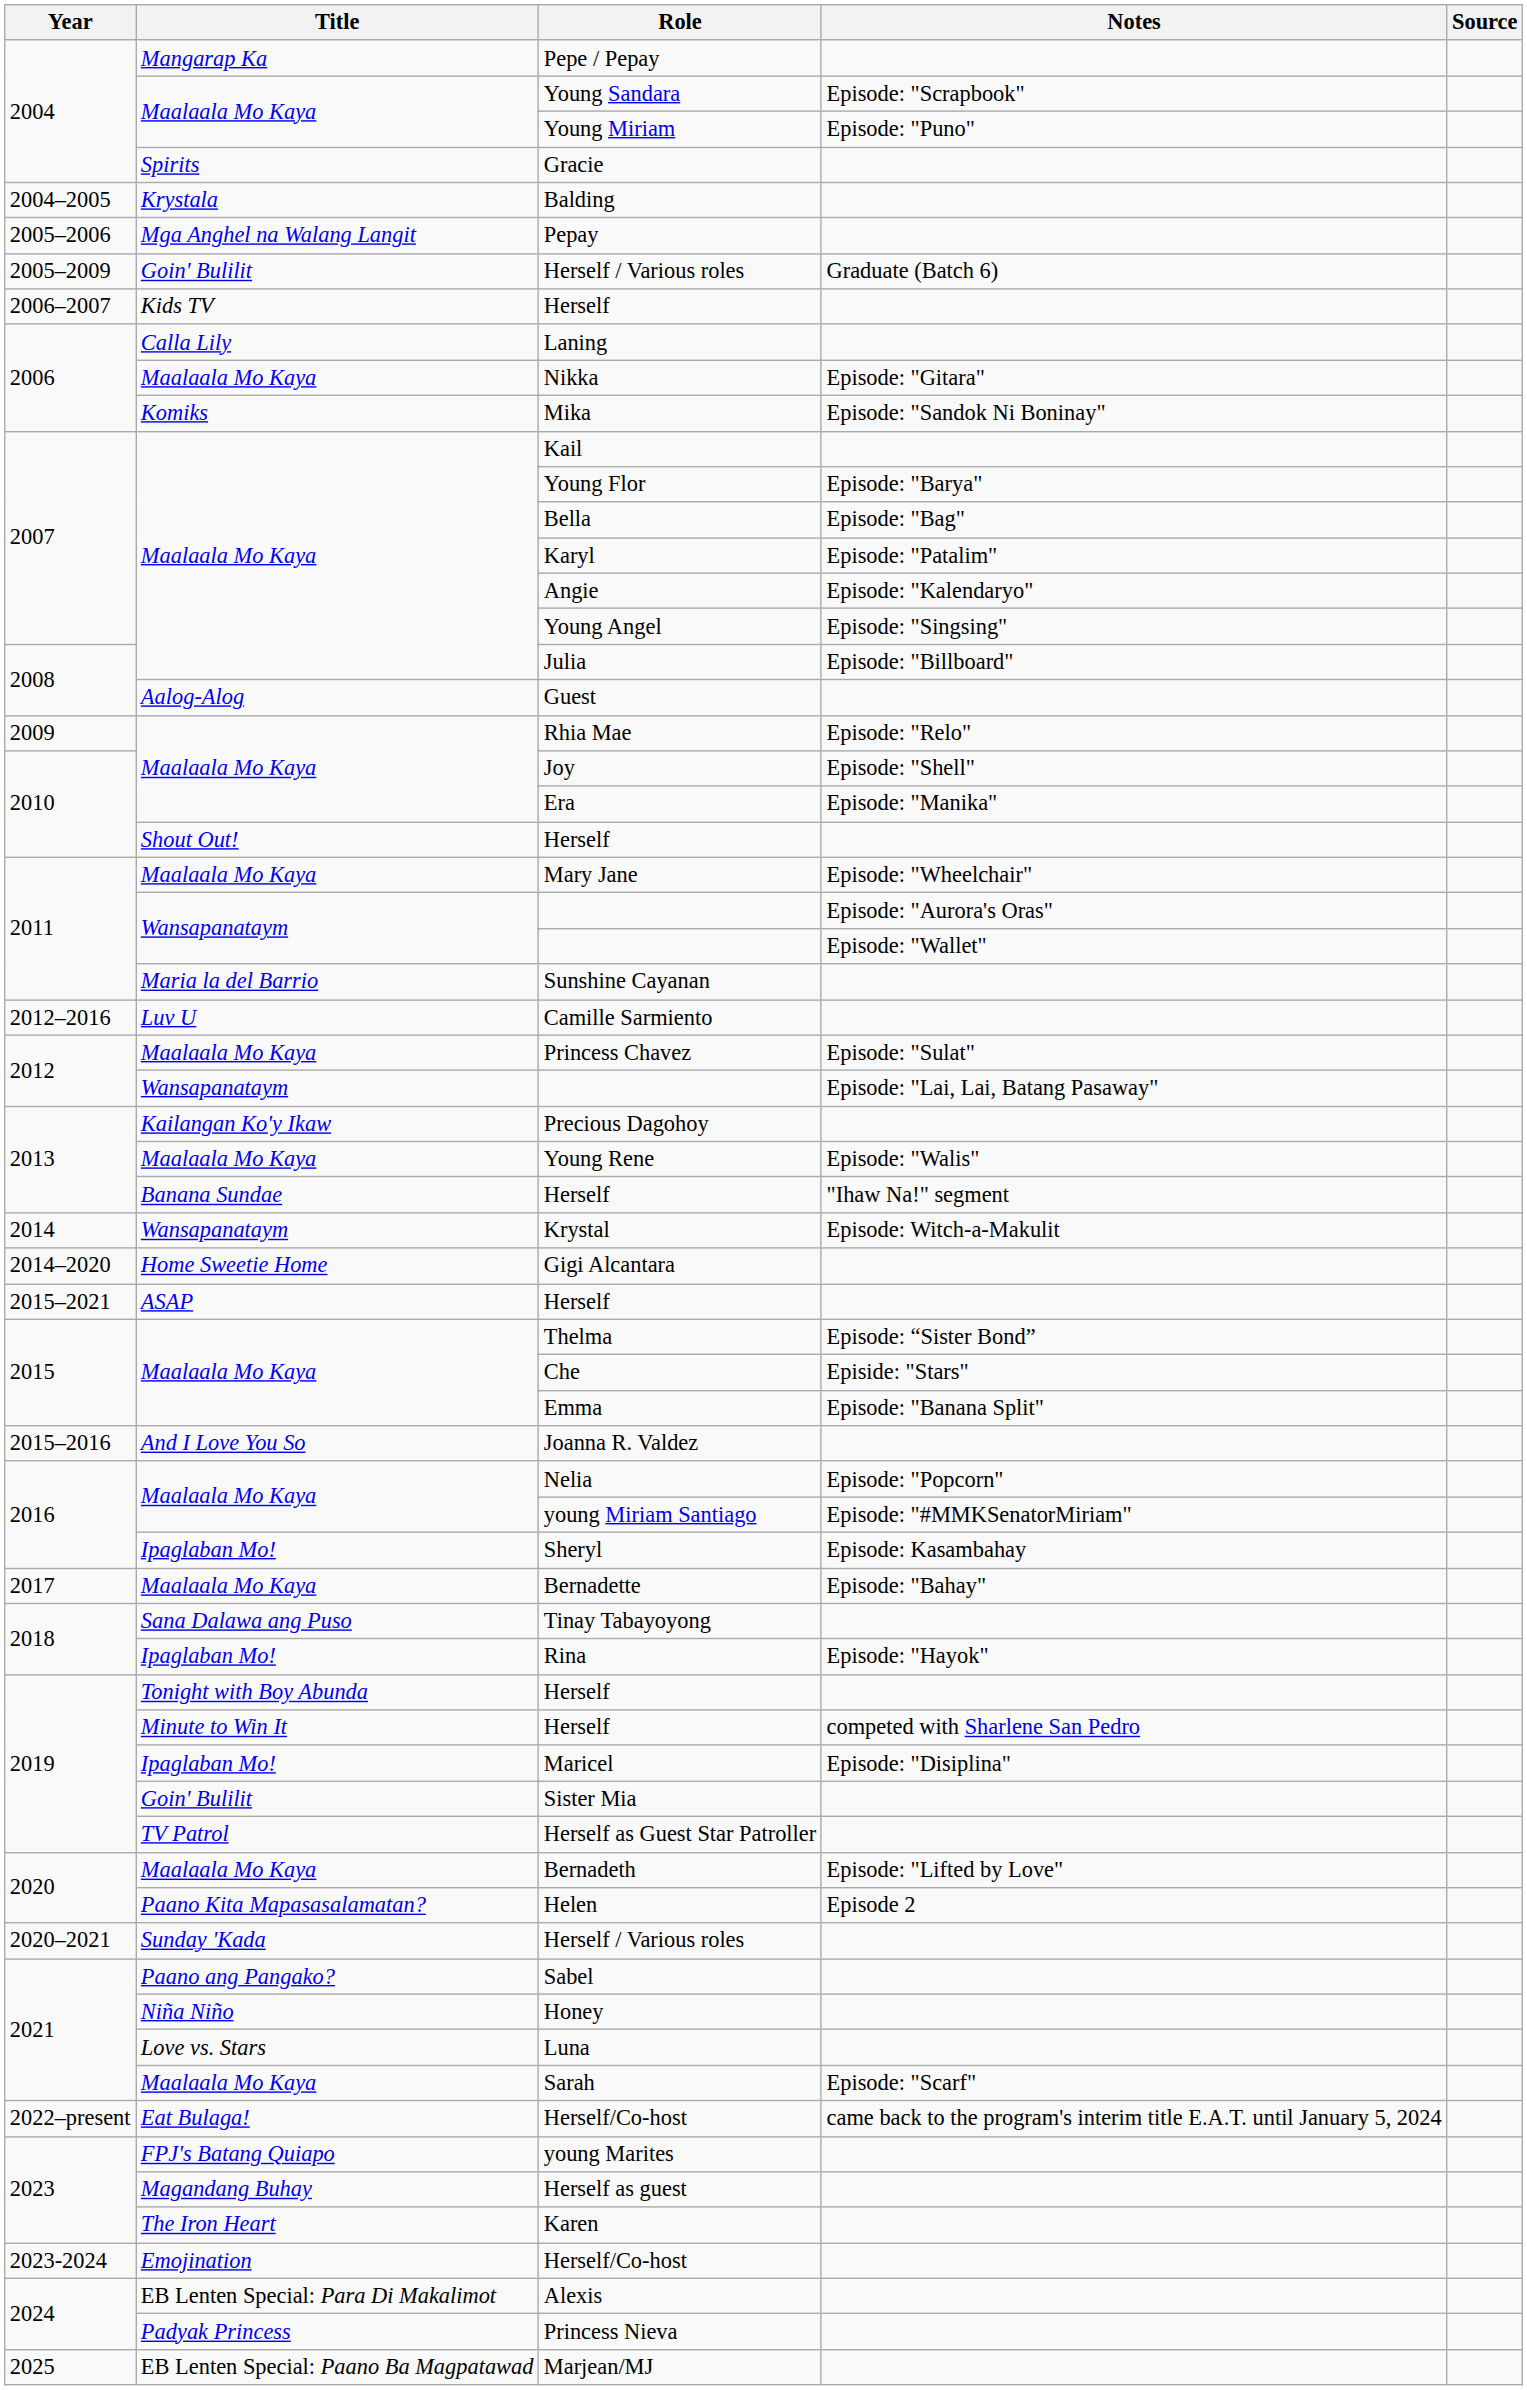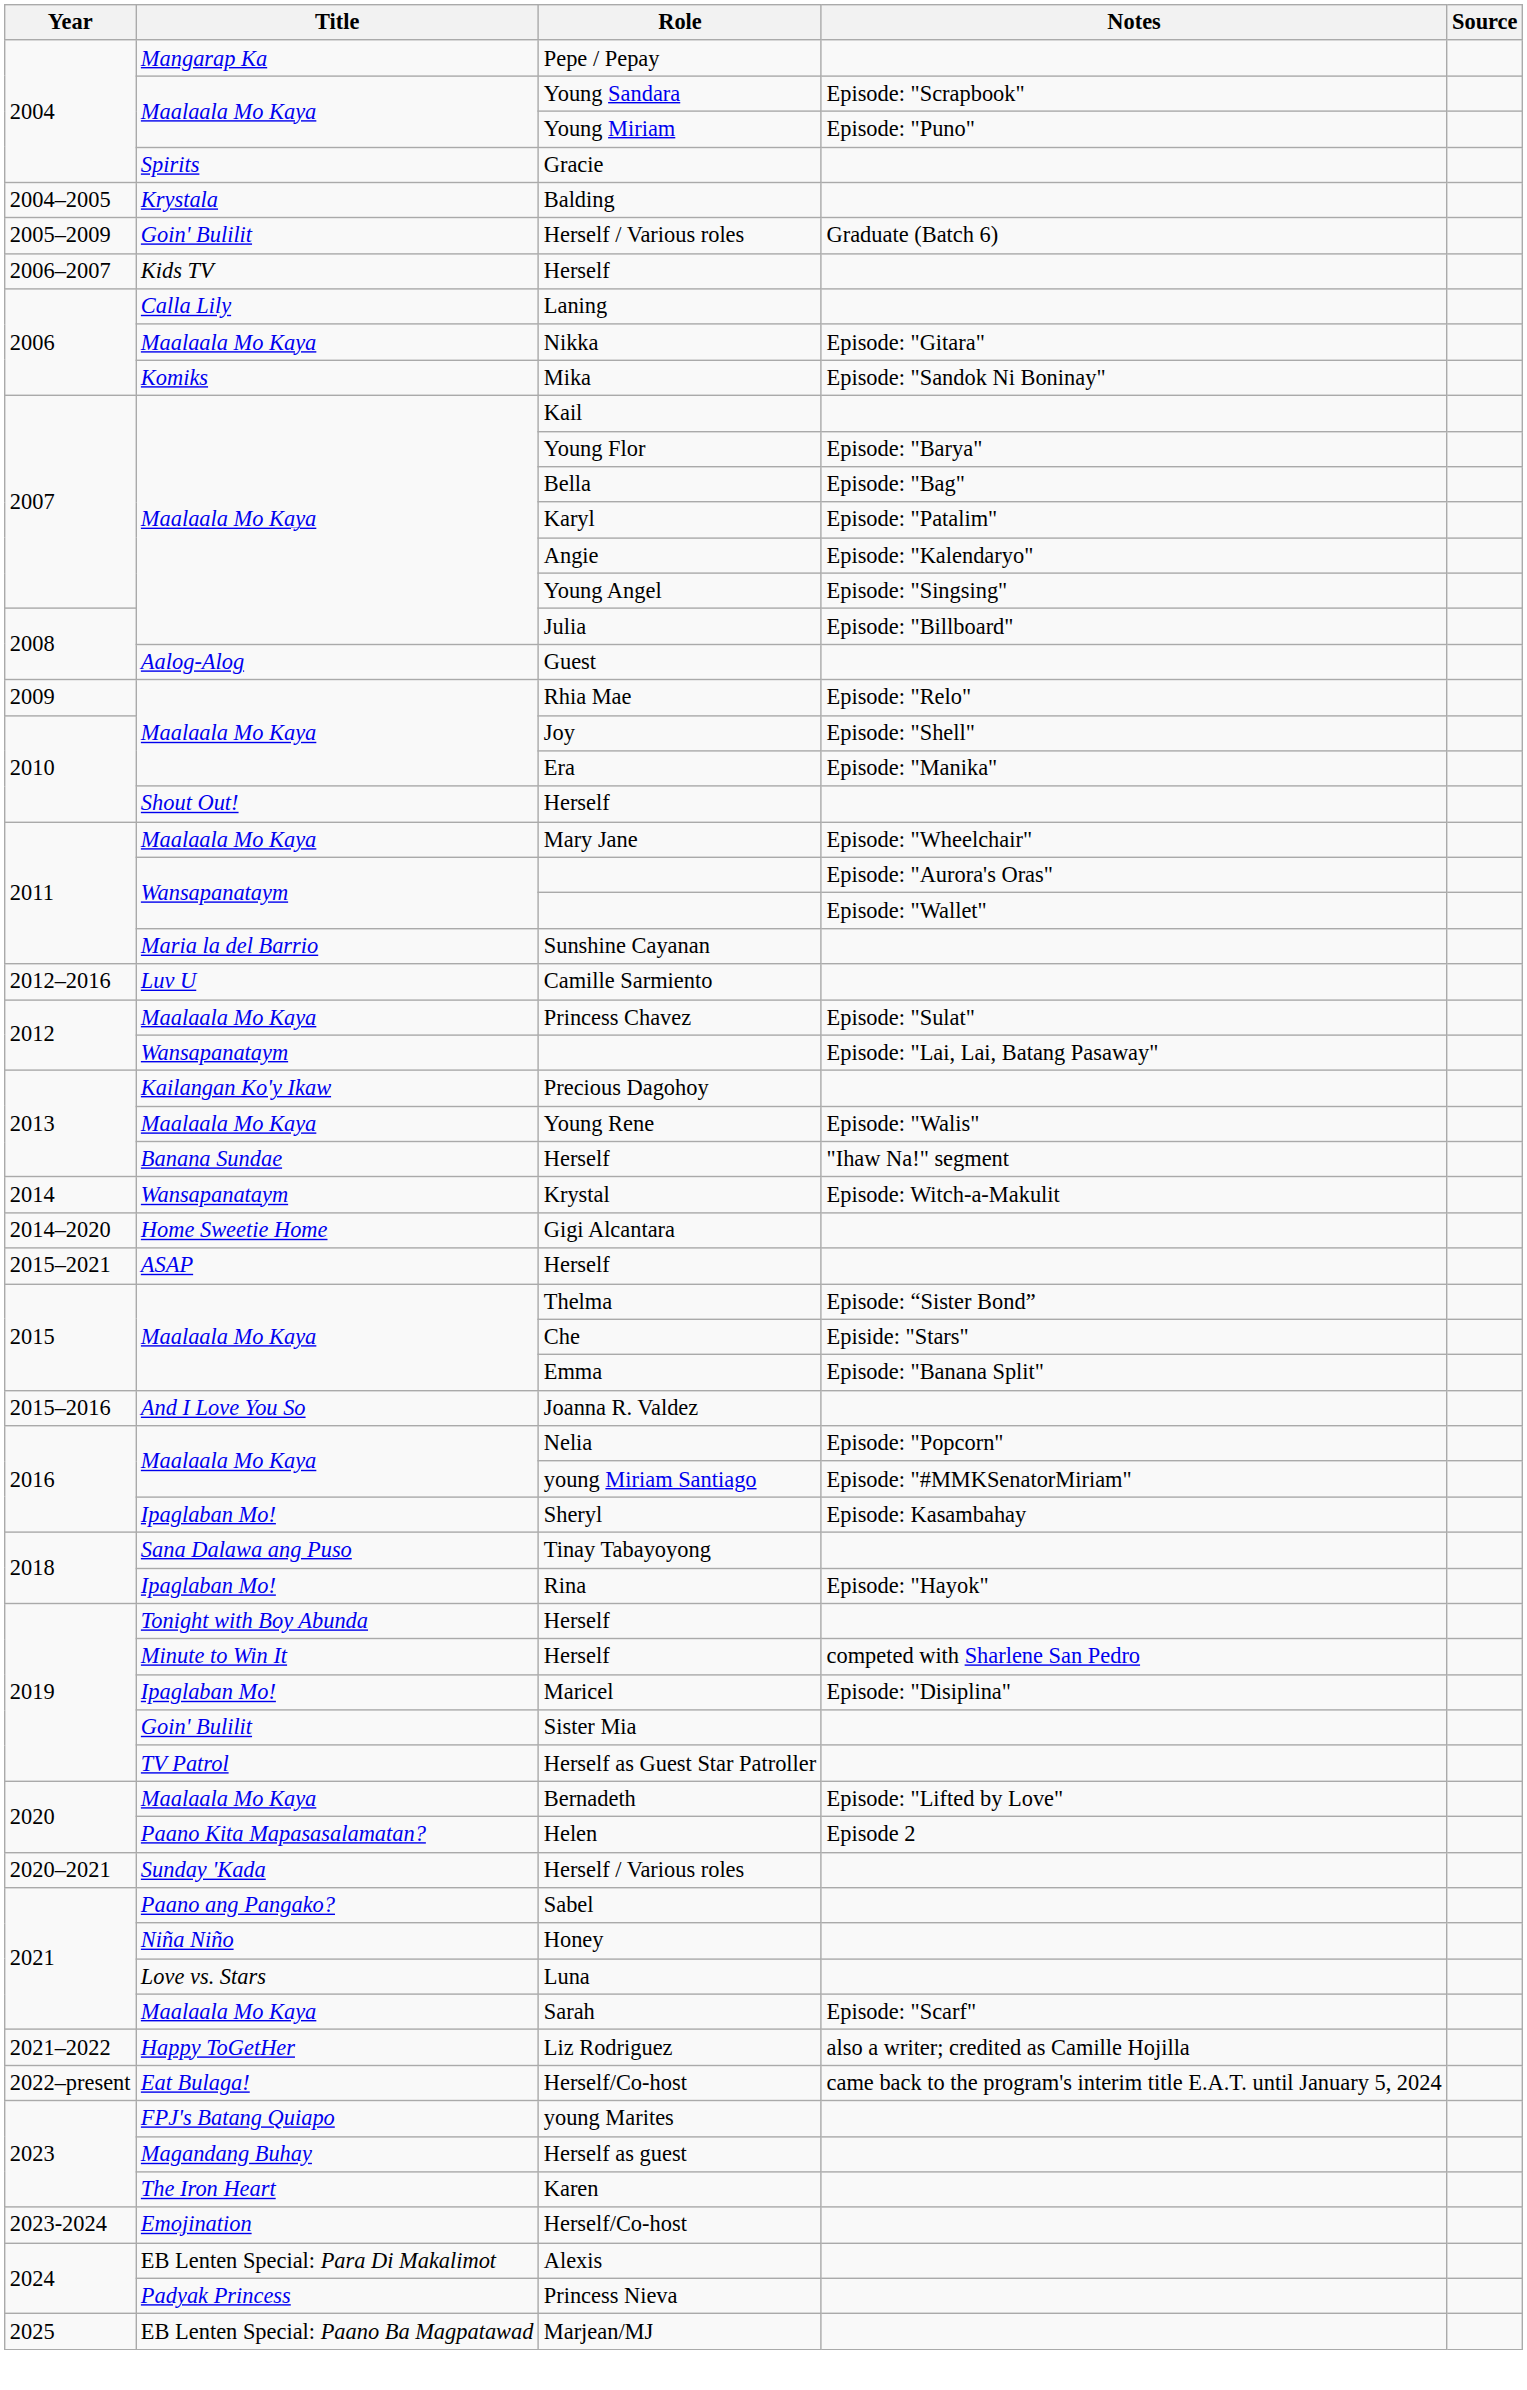- row: (278, 235)
- row: (229, 1585)
+ row: (218, 2047)
